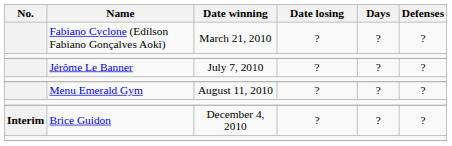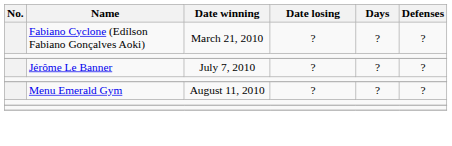- row: (80, 120)
